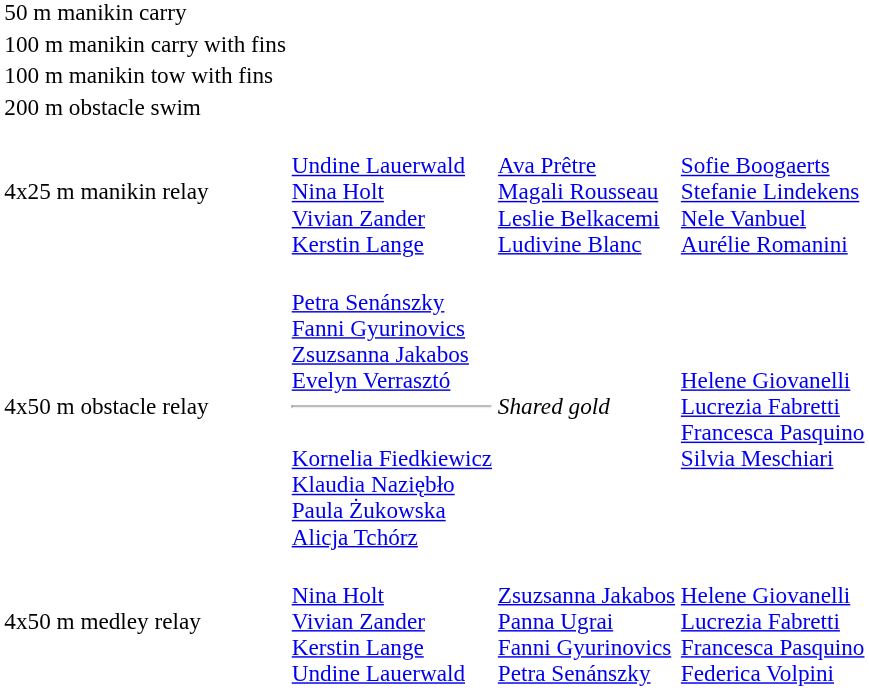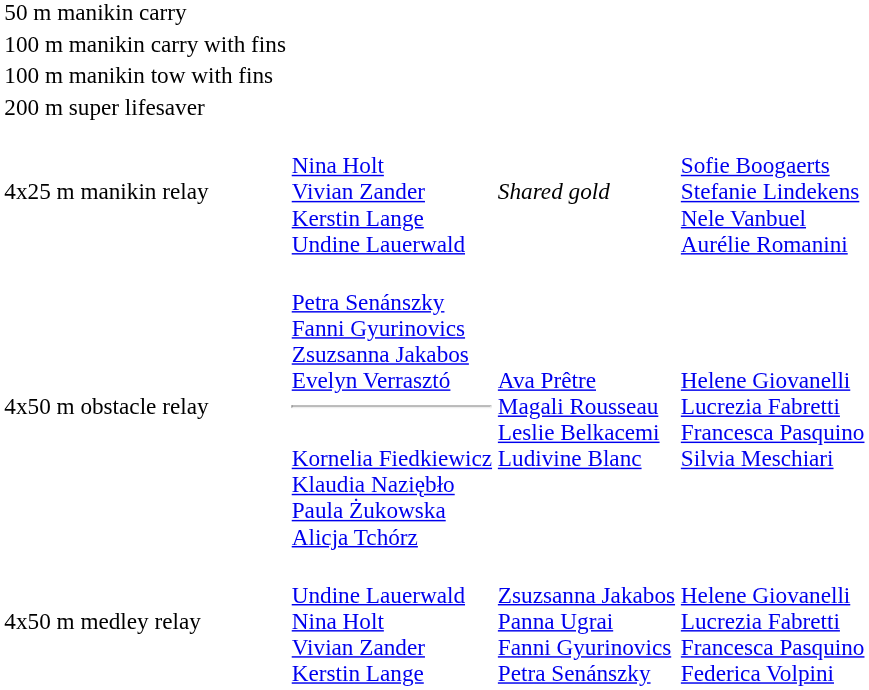- row: (103, 107)
+ row: (105, 107)
(378, 205) Undine Lauerwald Nina Holt Vivian Zander Kerstin Lange -> (378, 205) Nina Holt Vivian Zander Kerstin Lange Undine Lauerwald
(579, 205) Ava Prêtre Magali Rousseau Leslie Belkacemi Ludivine Blanc -> (554, 191) Shared gold
(554, 406) Shared gold -> (579, 419) Ava Prêtre Magali Rousseau Leslie Belkacemi Ludivine Blanc
(378, 634) Nina Holt Vivian Zander Kerstin Lange Undine Lauerwald -> (378, 634) Undine Lauerwald Nina Holt Vivian Zander Kerstin Lange
